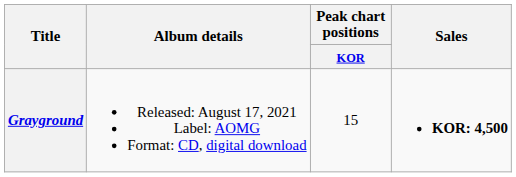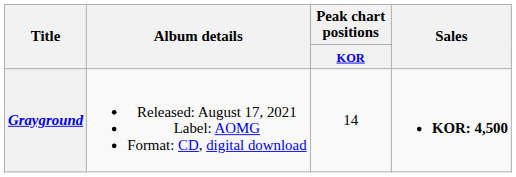(351, 120) 15 -> (351, 120) 14
